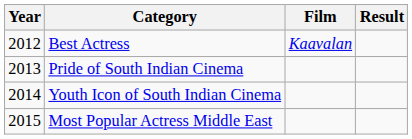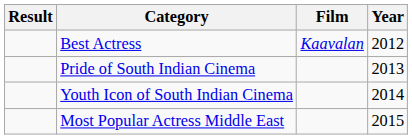columns swapped: (25, 17) <-> (382, 17)
